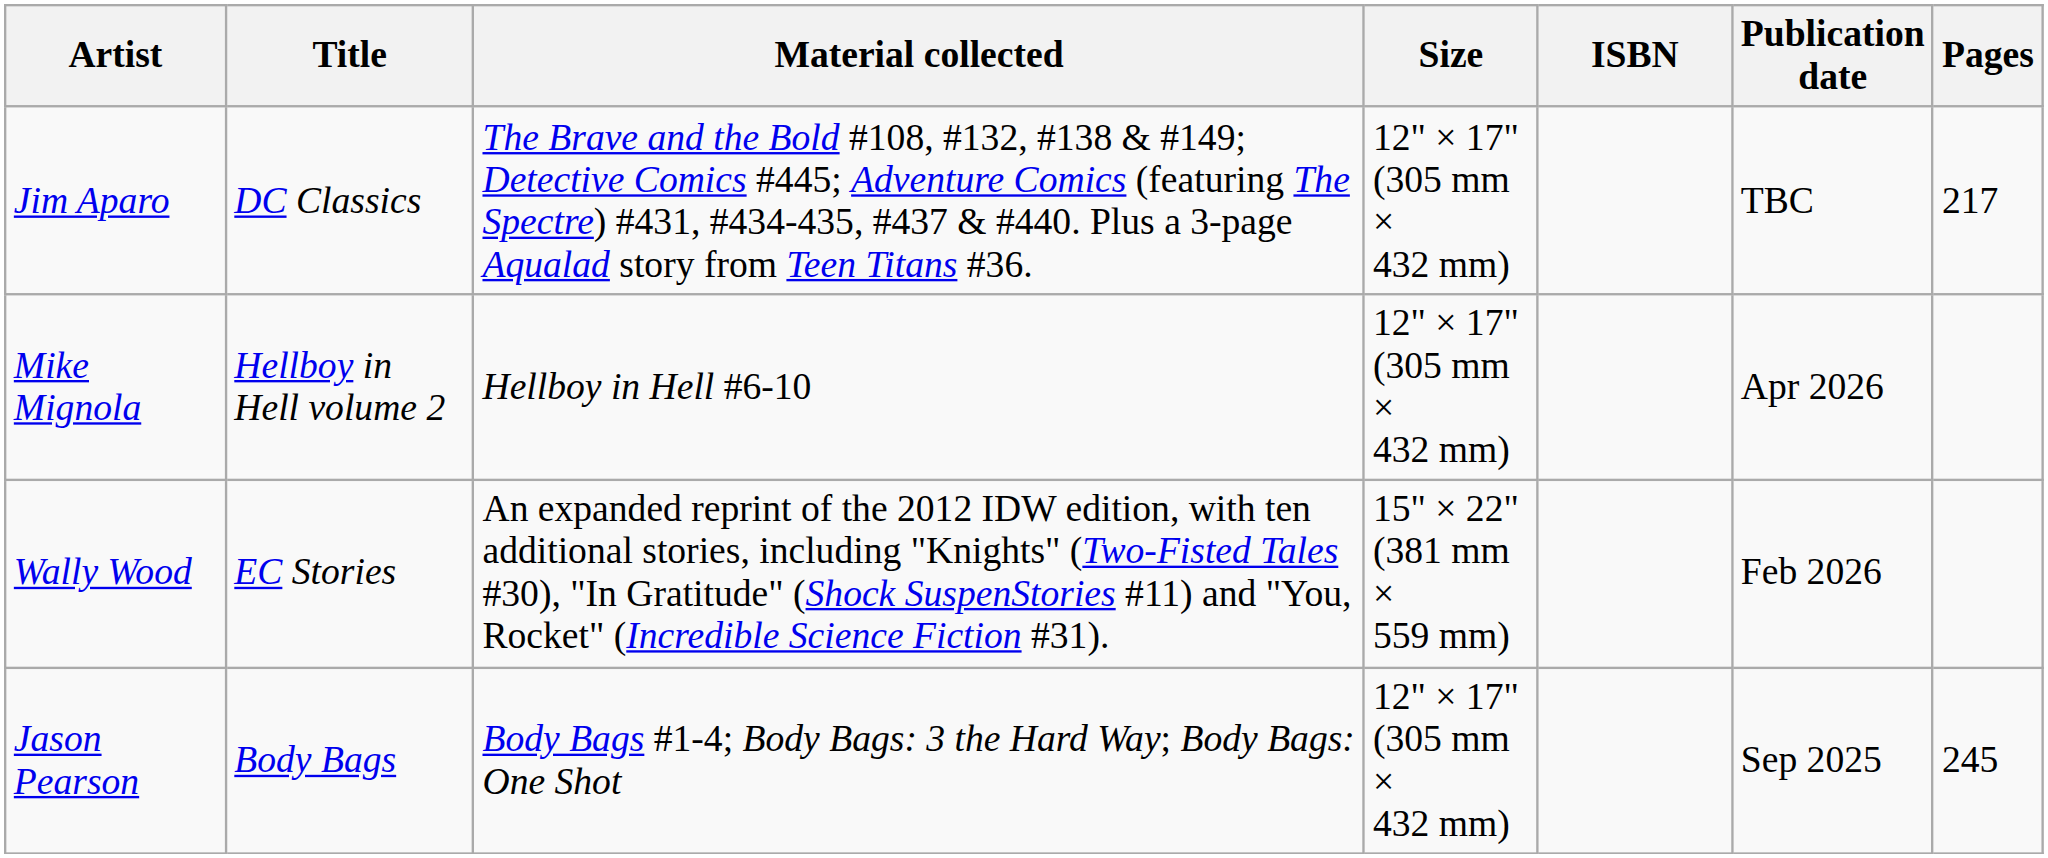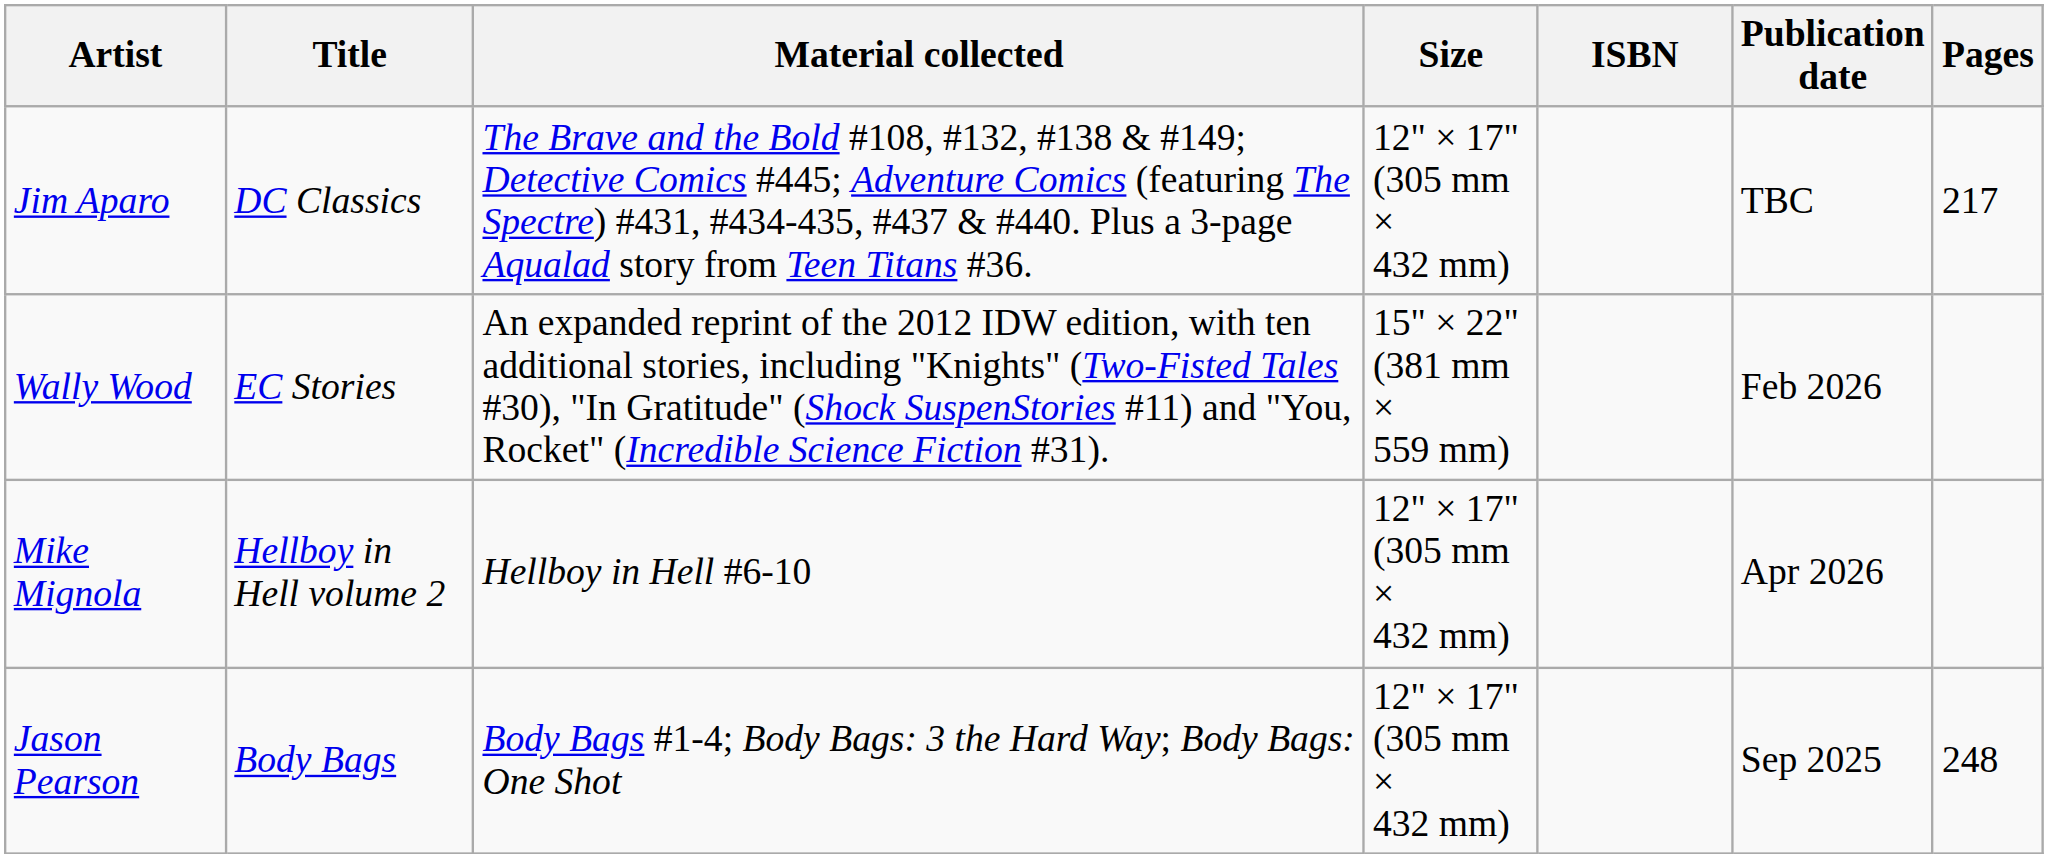rows swapped: (103, 572) <-> (78, 386)
(1970, 759) 245 -> (1970, 759) 248
